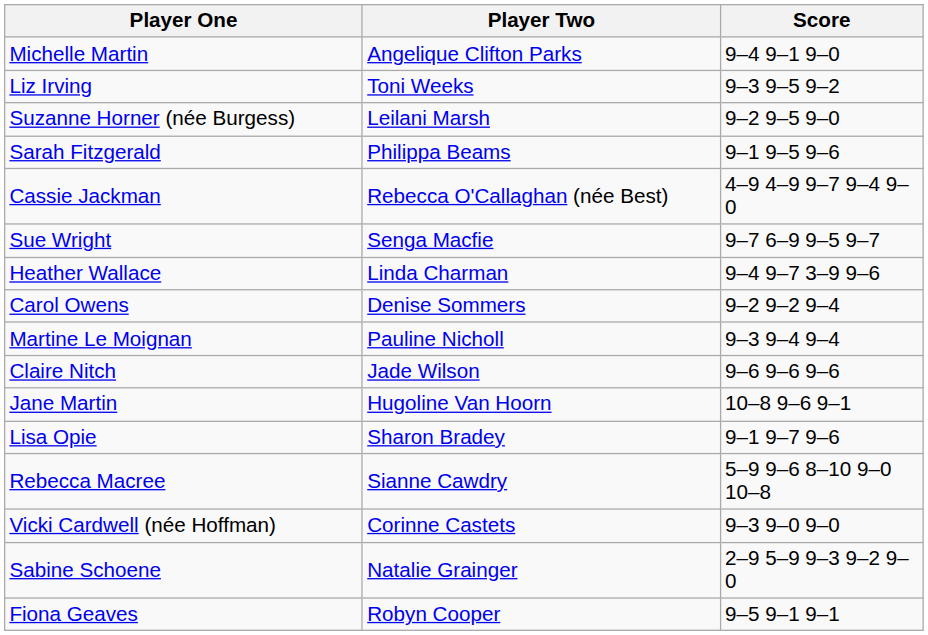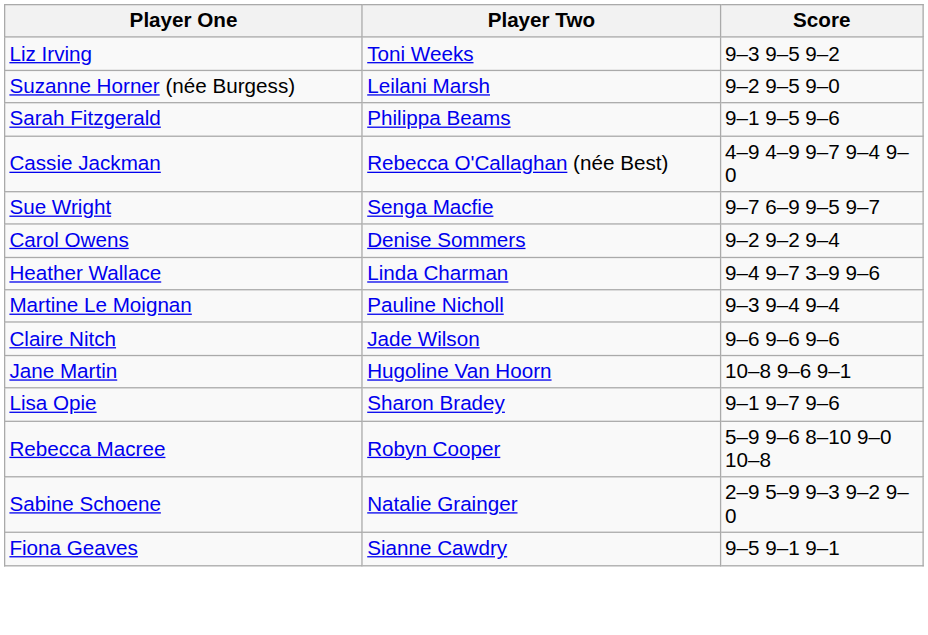- row: (79, 53)
rows swapped: (69, 305) <-> (85, 273)
(437, 481) Sianne Cawdry -> (434, 448) Robyn Cooper
- row: (143, 525)
(434, 614) Robyn Cooper -> (437, 548) Sianne Cawdry
